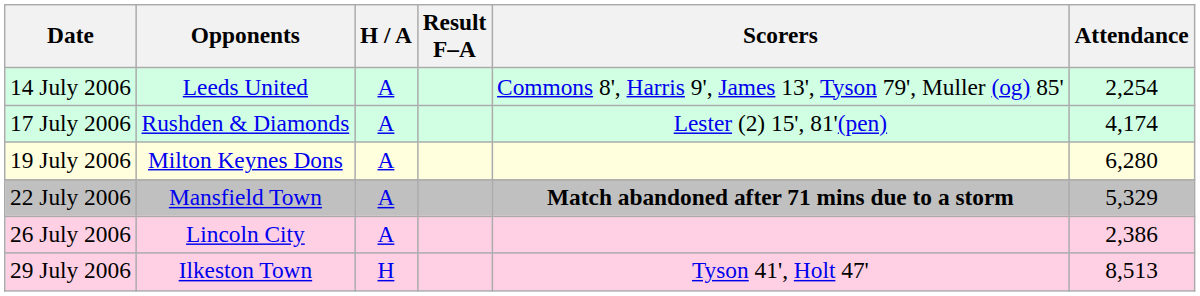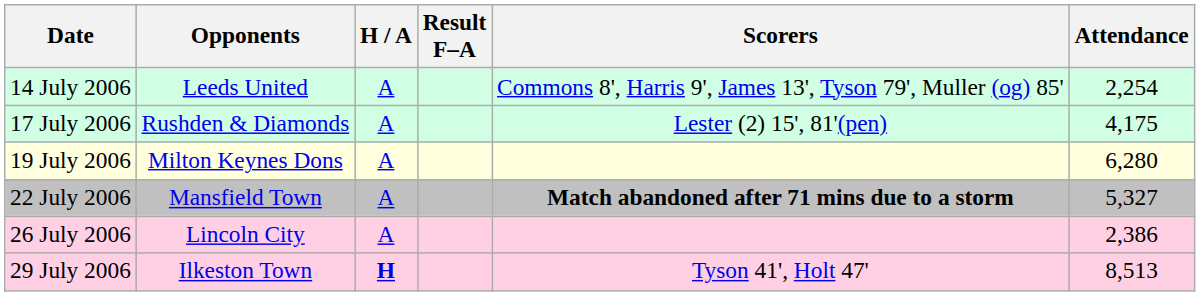(1132, 123) 4,174 -> (1132, 123) 4,175
(1132, 197) 5,329 -> (1132, 197) 5,327
(386, 271) normal -> (386, 271) bold
